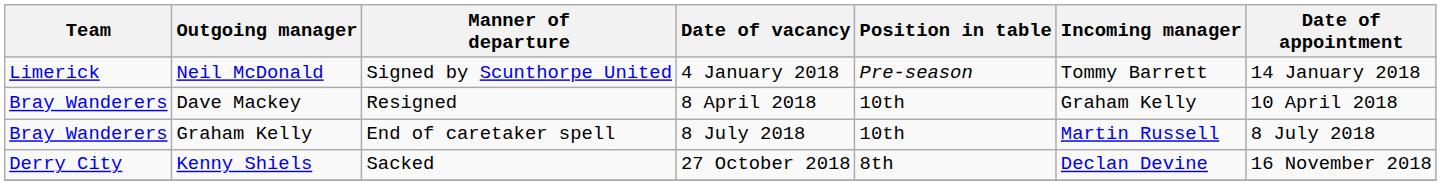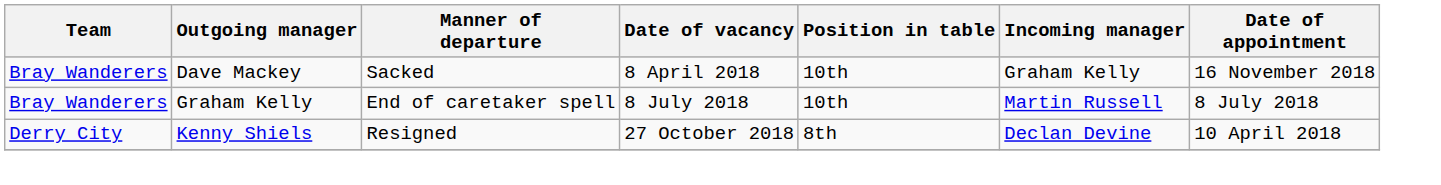- row: (250, 73)
(412, 103) Resigned -> (400, 73) Sacked
(1324, 103) 10 April 2018 -> (1285, 73) 16 November 2018
(400, 165) Sacked -> (412, 134) Resigned
(1341, 165) 16 November 2018 -> (1268, 134) 10 April 2018
